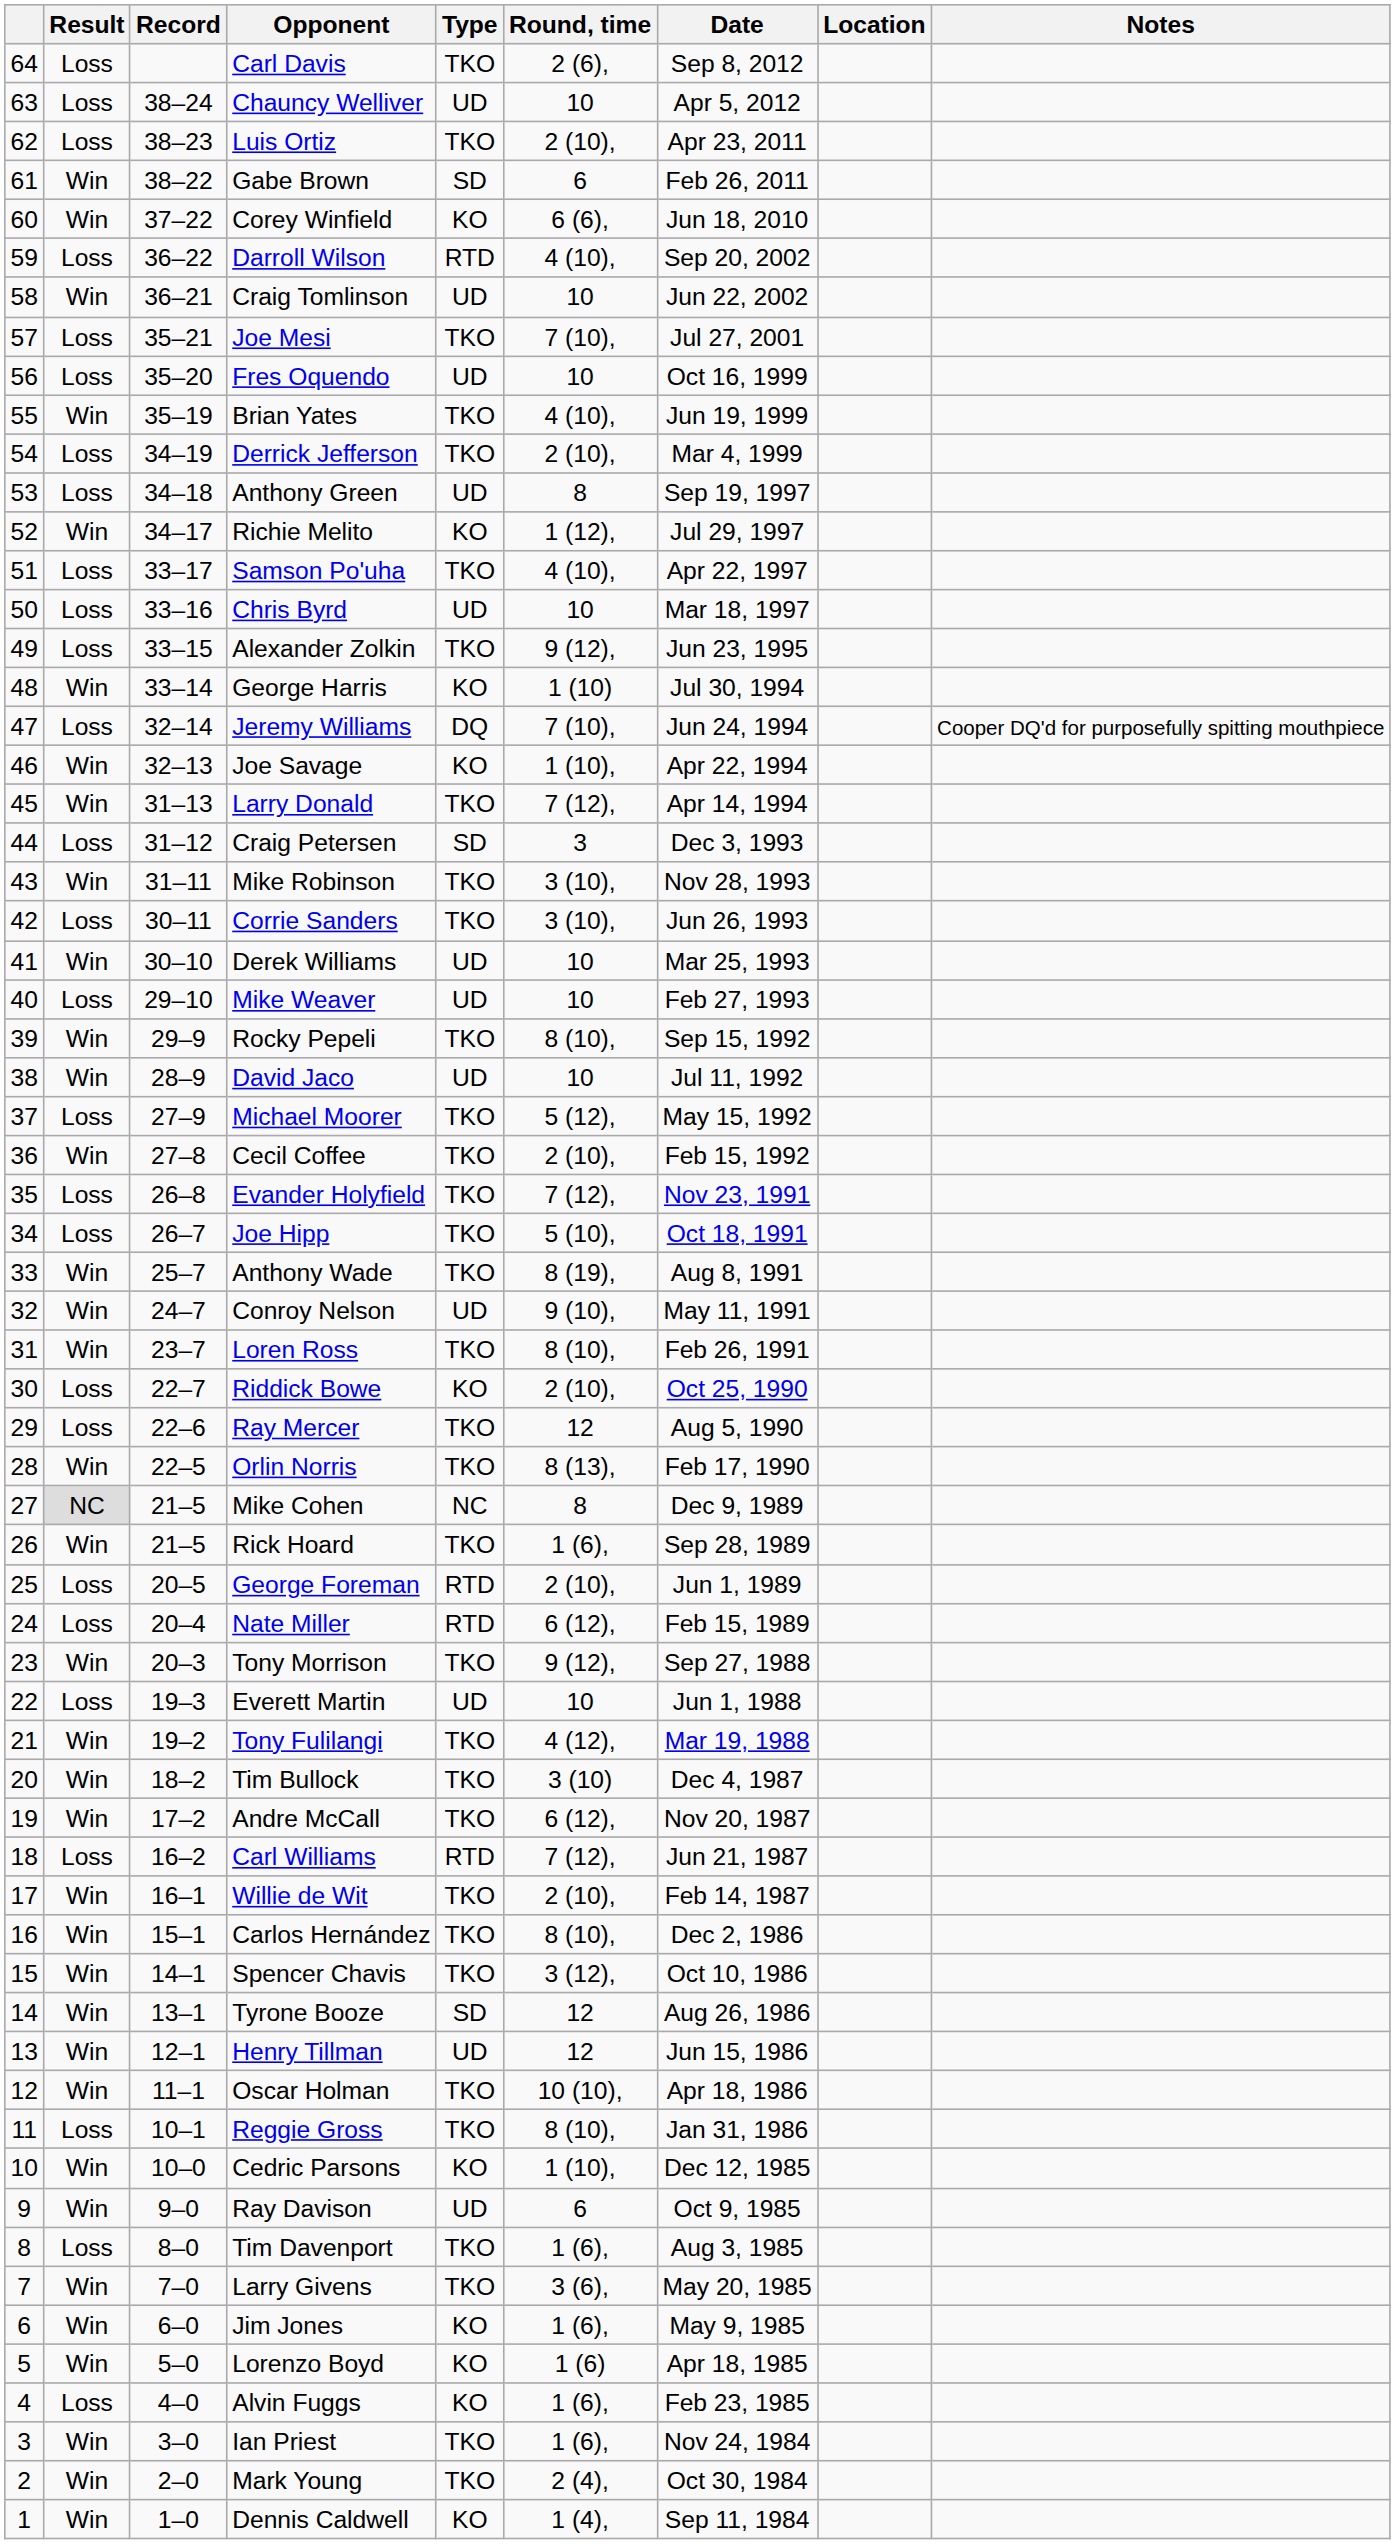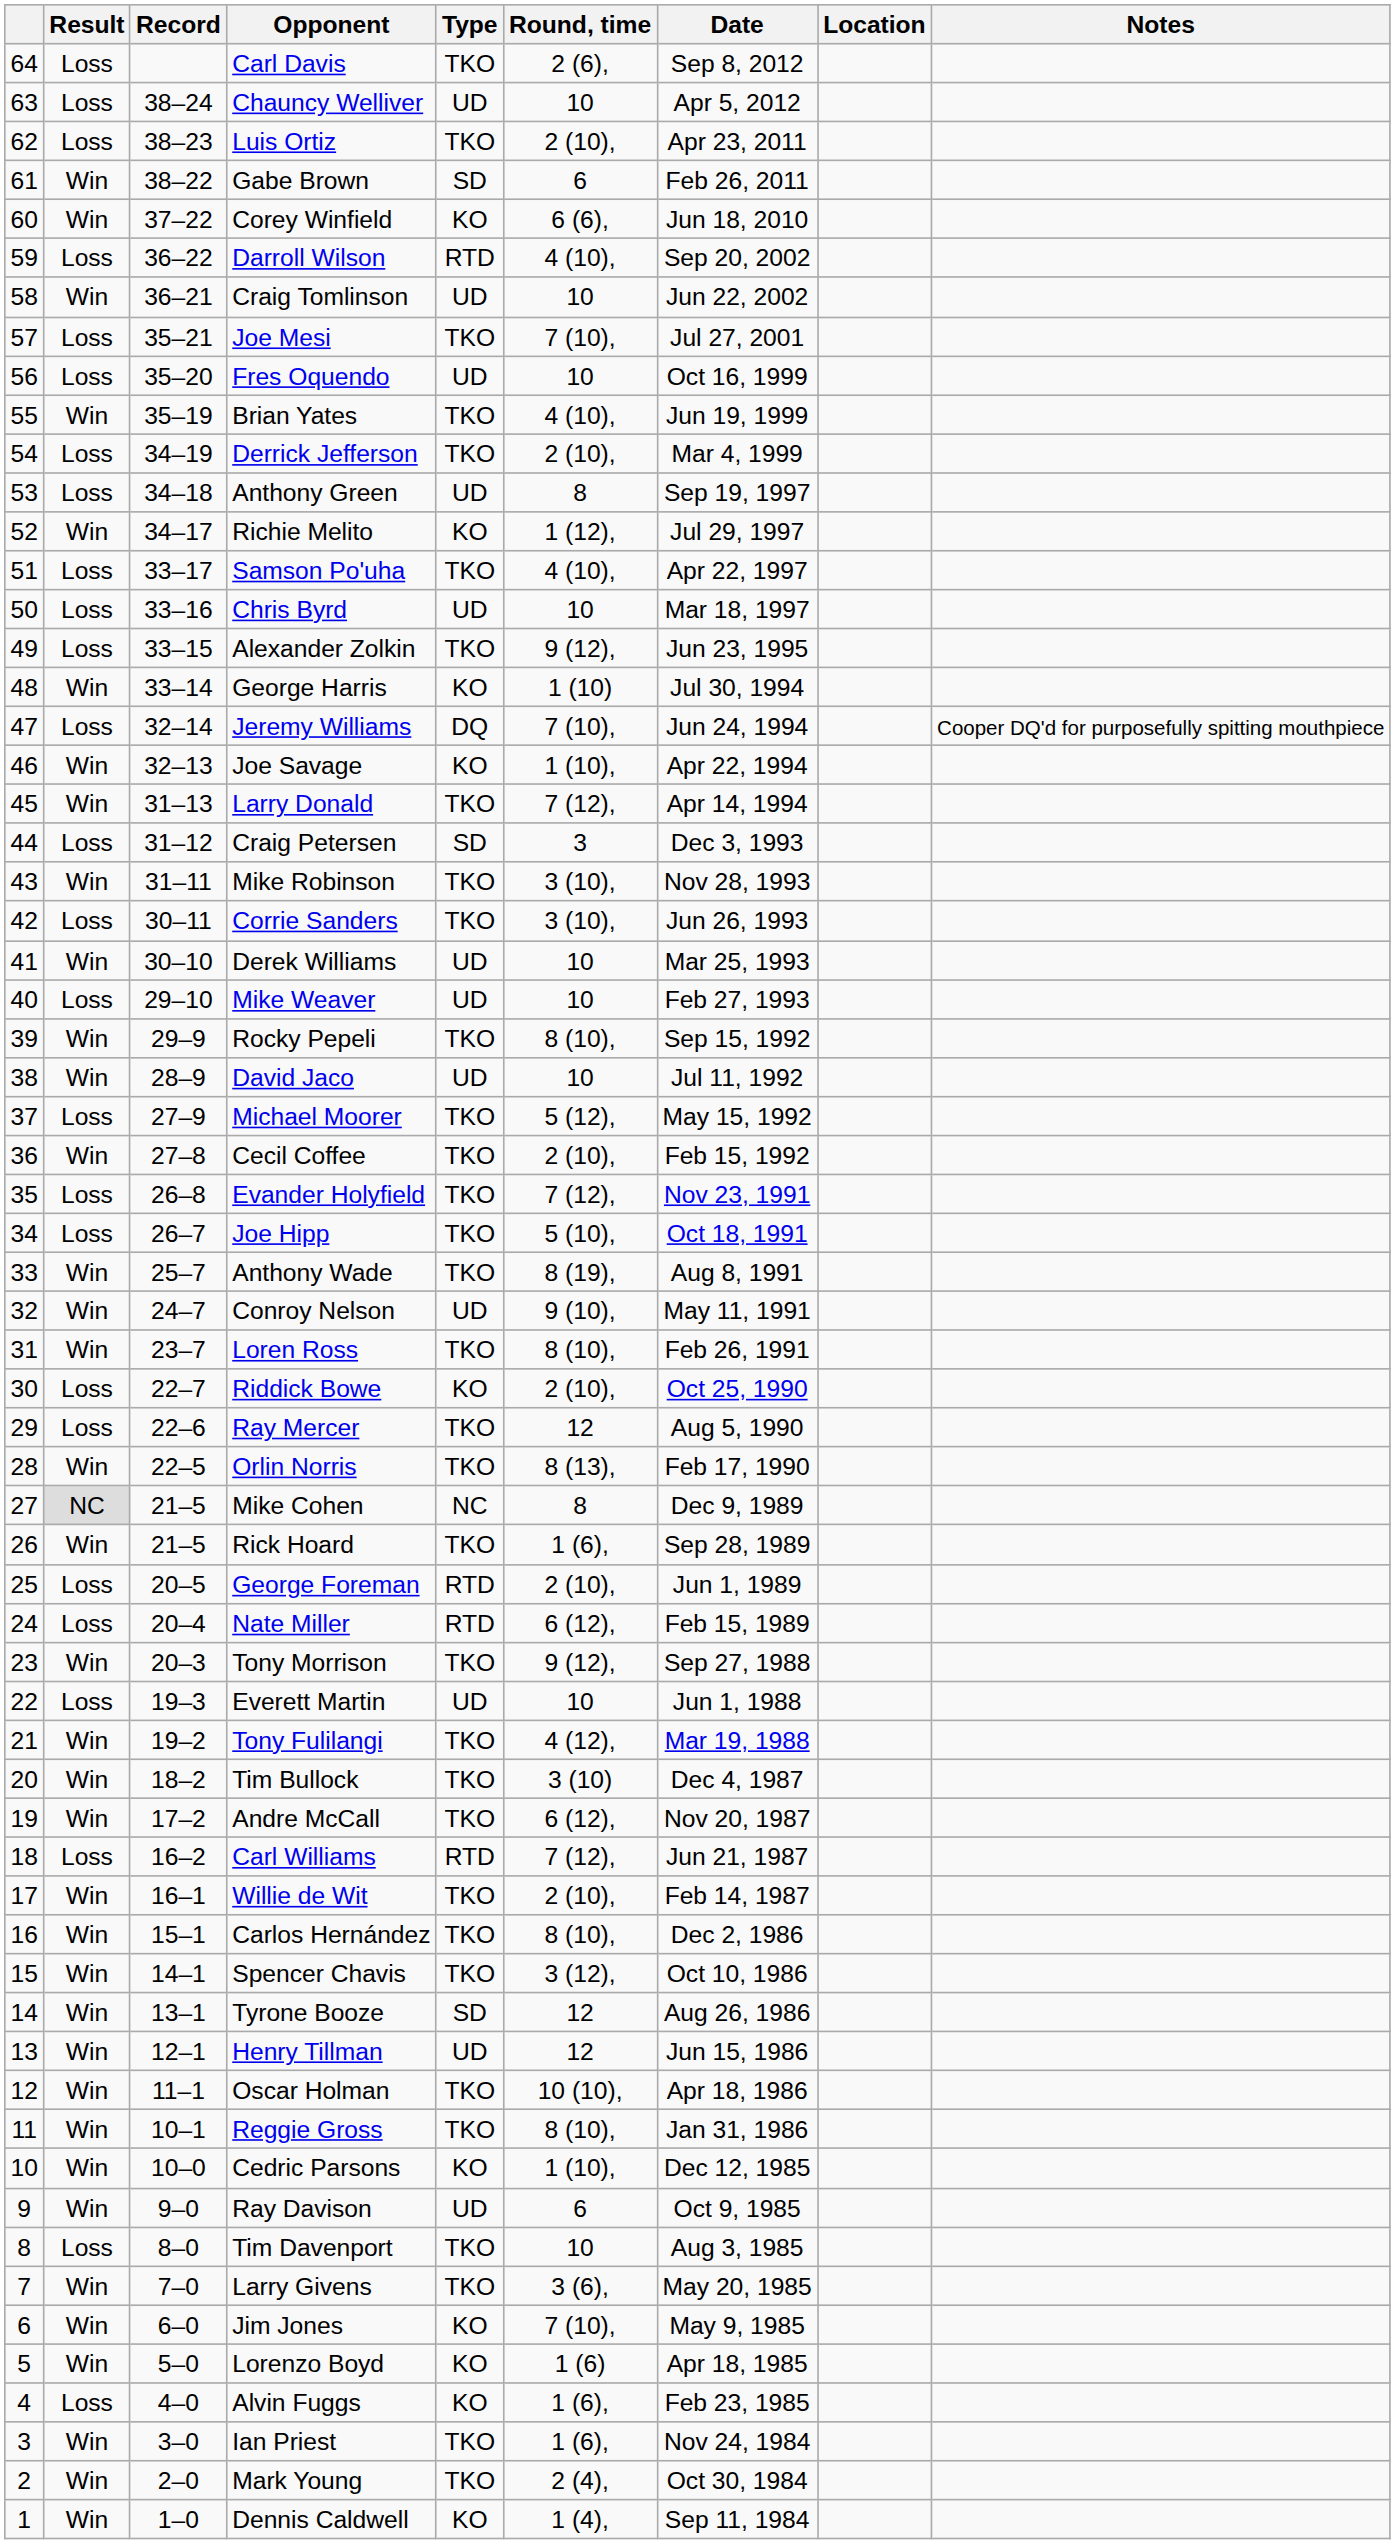(87, 2129) Loss -> (87, 2129) Win
(580, 2246) 1 (6), -> (580, 2246) 10
(580, 2324) 1 (6), -> (580, 2324) 7 (10),
